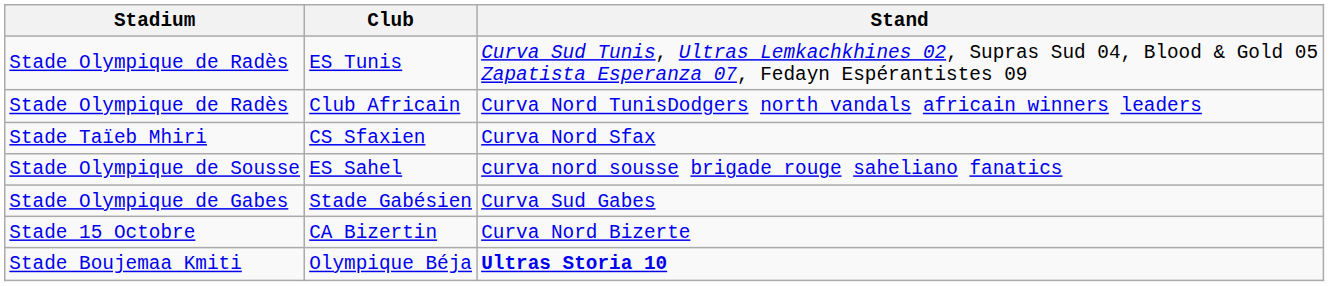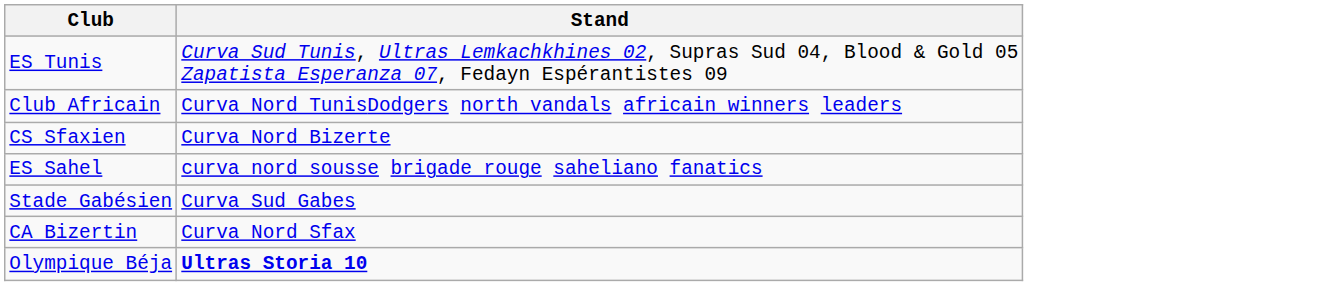- column: (155, 21)
(568, 138) Curva Nord Sfax -> (286, 138) Curva Nord Bizerte
(586, 232) Curva Nord Bizerte -> (268, 232) Curva Nord Sfax
